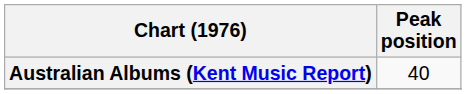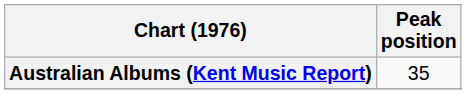(419, 72) 40 -> (419, 72) 35
